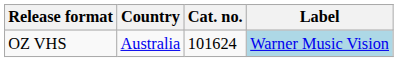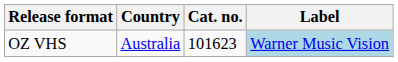(212, 43) 101624 -> (212, 43) 101623
